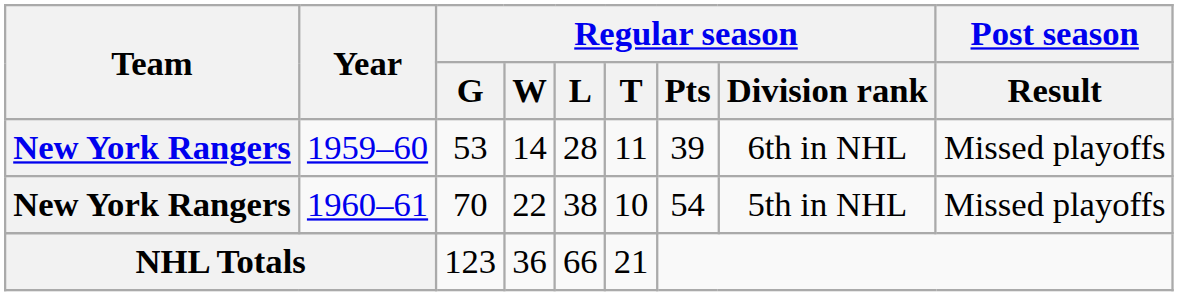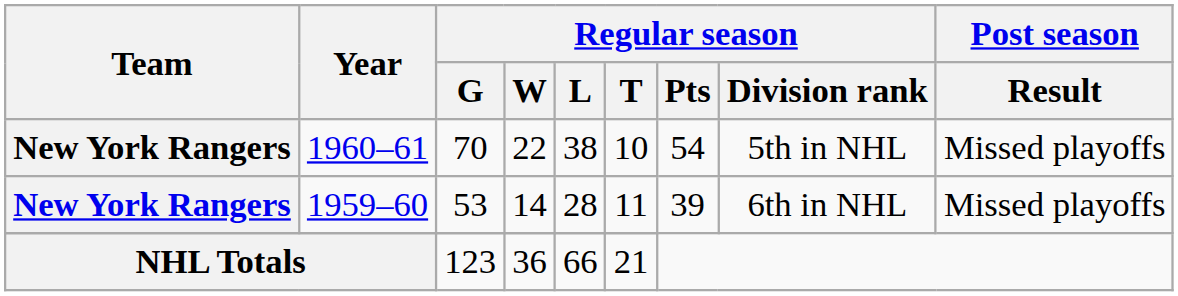rows swapped: (368, 147) <-> (368, 204)
